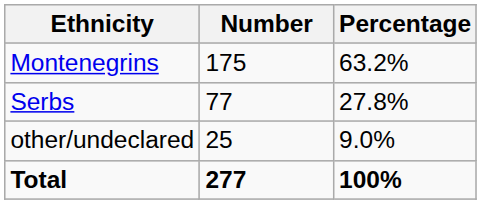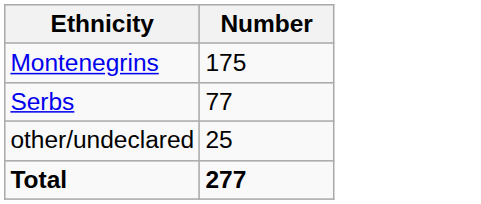- column: (405, 23)
